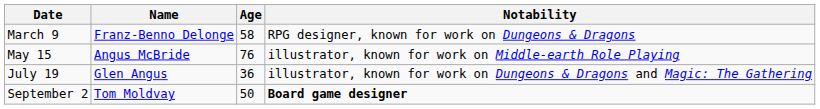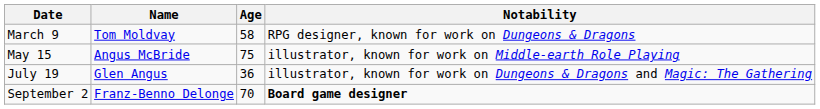(164, 34) Franz-Benno Delonge -> (135, 34) Tom Moldvay
(247, 54) 76 -> (247, 54) 75
(135, 94) Tom Moldvay -> (164, 94) Franz-Benno Delonge
(247, 94) 50 -> (247, 94) 70
